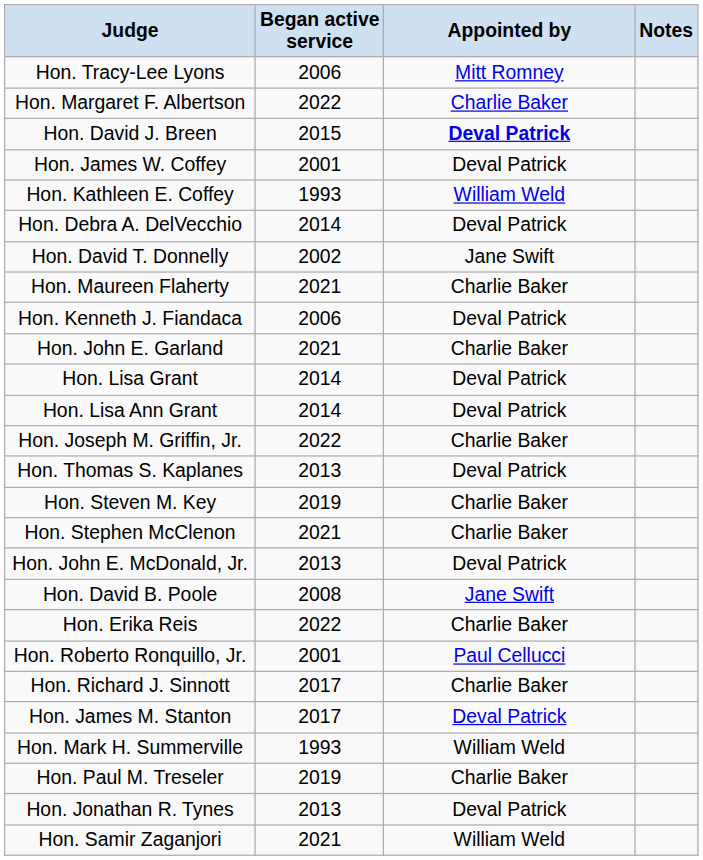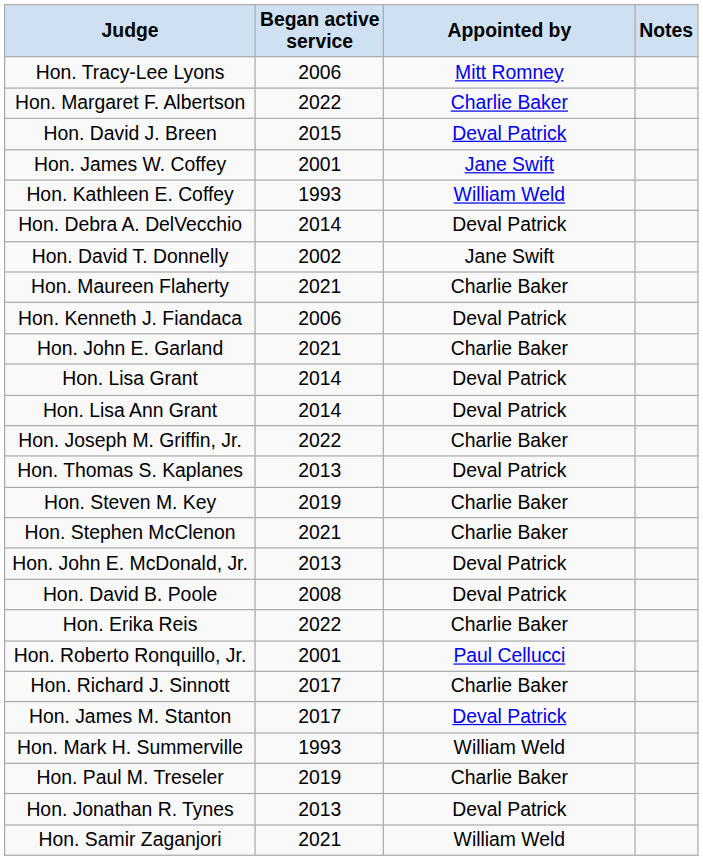(509, 133) bold -> (509, 133) normal
(509, 164) Deval Patrick -> (509, 164) Jane Swift
(509, 594) Jane Swift -> (509, 594) Deval Patrick
